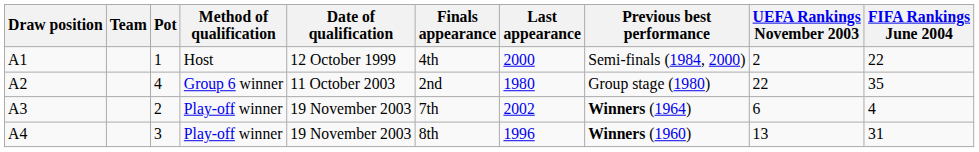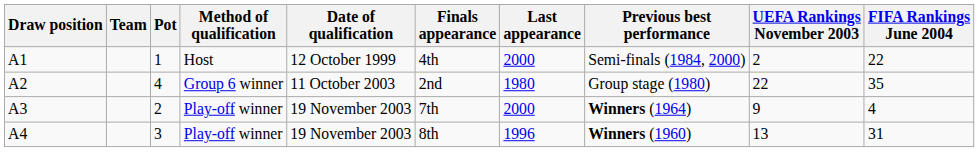(519, 109) 2002 -> (519, 109) 2000
(757, 109) 6 -> (757, 109) 9
